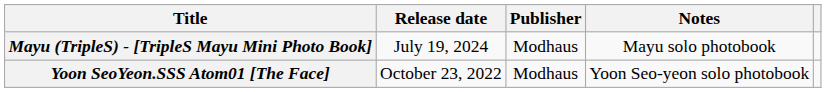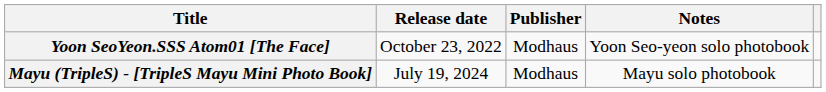rows swapped: (190, 73) <-> (190, 45)
